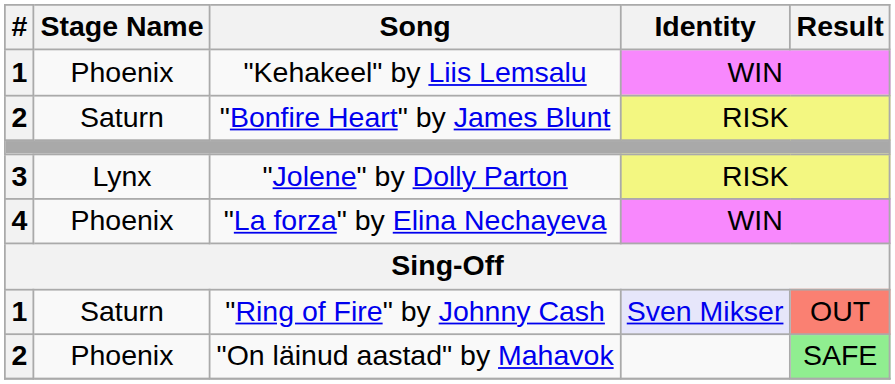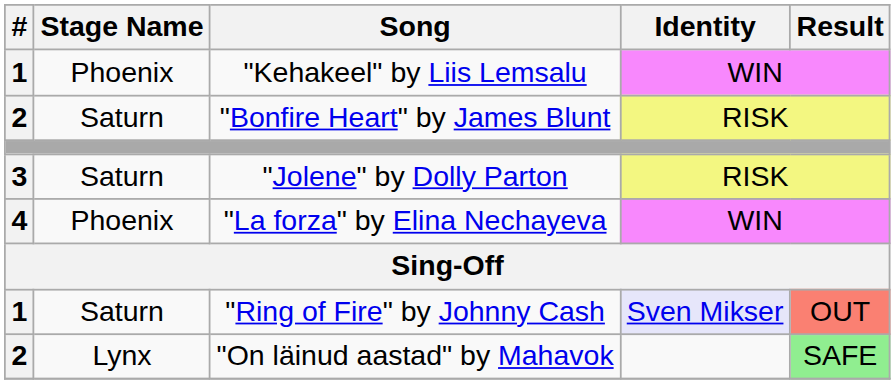(122, 175) Lynx -> (122, 175) Saturn
(122, 356) Phoenix -> (122, 356) Lynx
